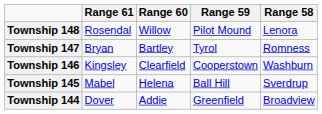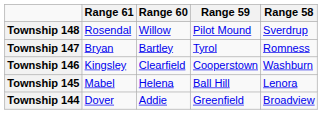(280, 30) Lenora -> (285, 30) Sverdrup
(285, 83) Sverdrup -> (280, 83) Lenora
